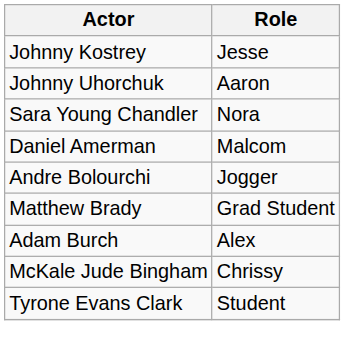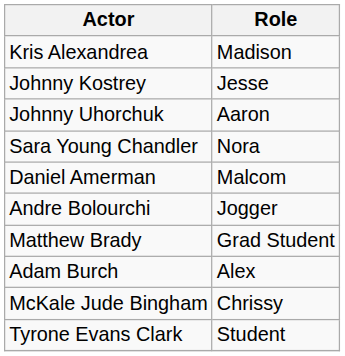+ row: (79, 51)
